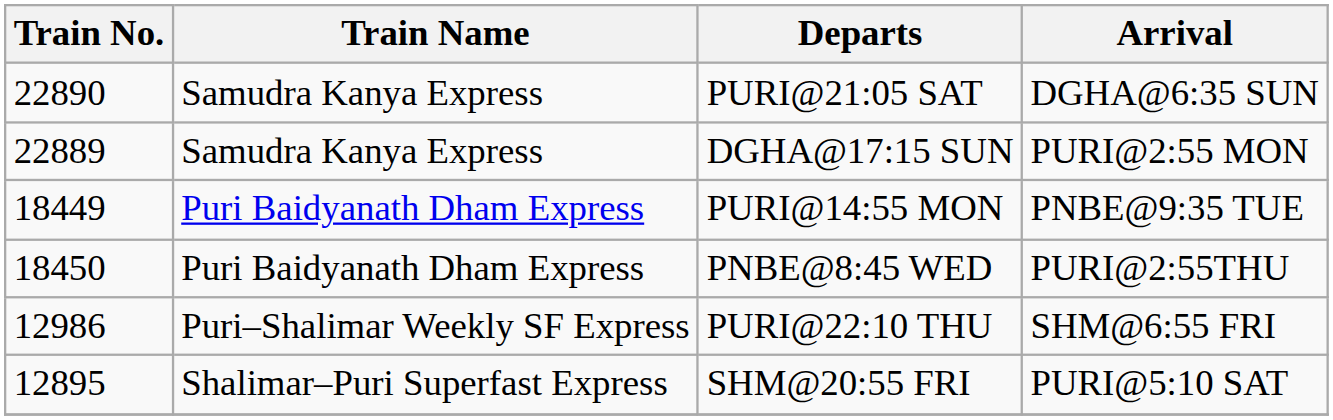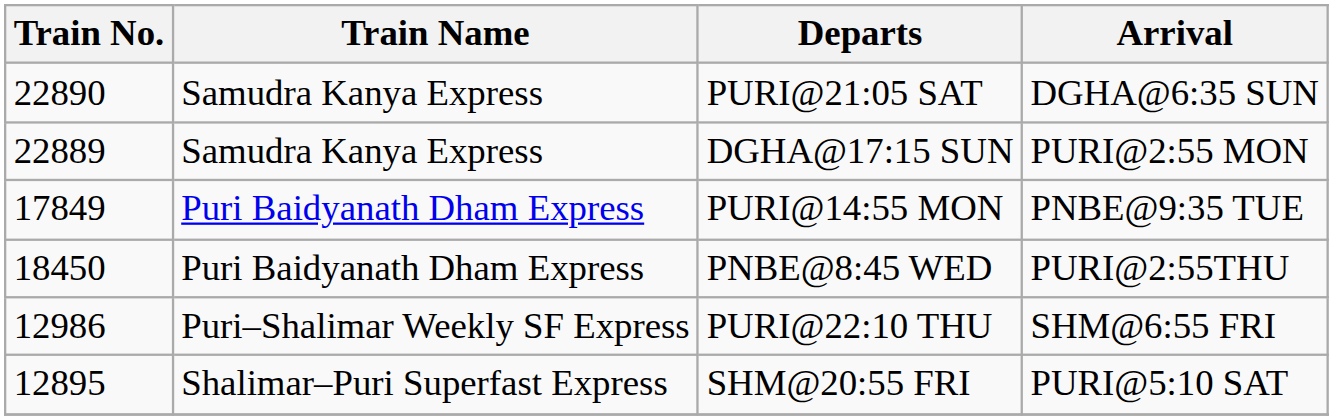(60, 208) 18449 -> (60, 208) 17849
